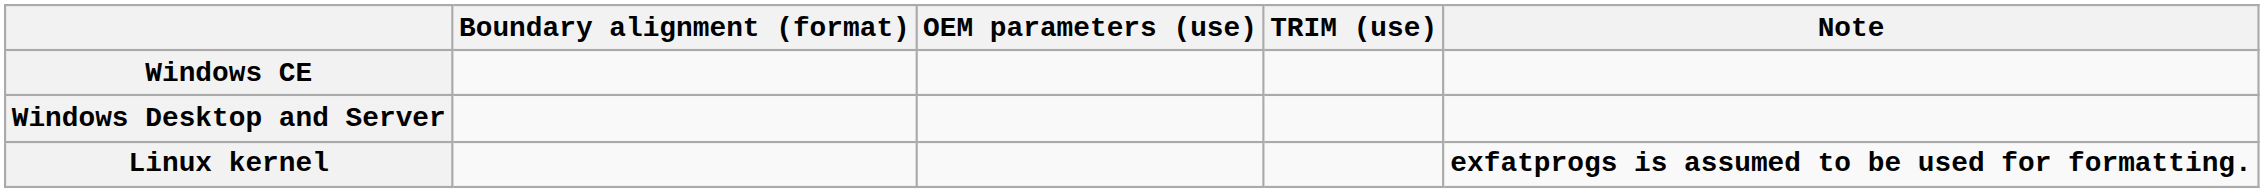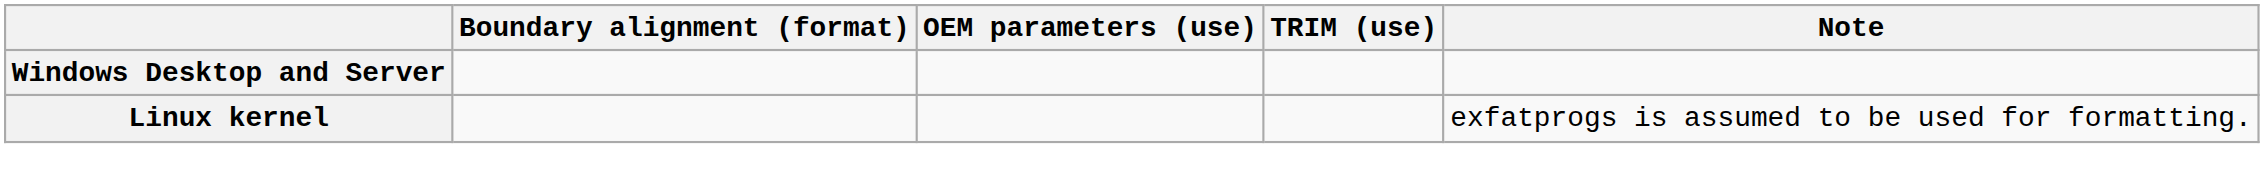- row: (229, 73)
(1851, 164) bold -> (1851, 118) normal
